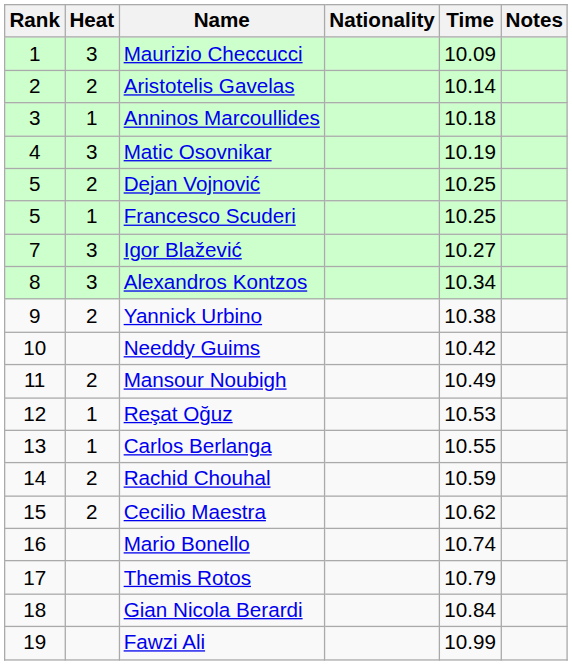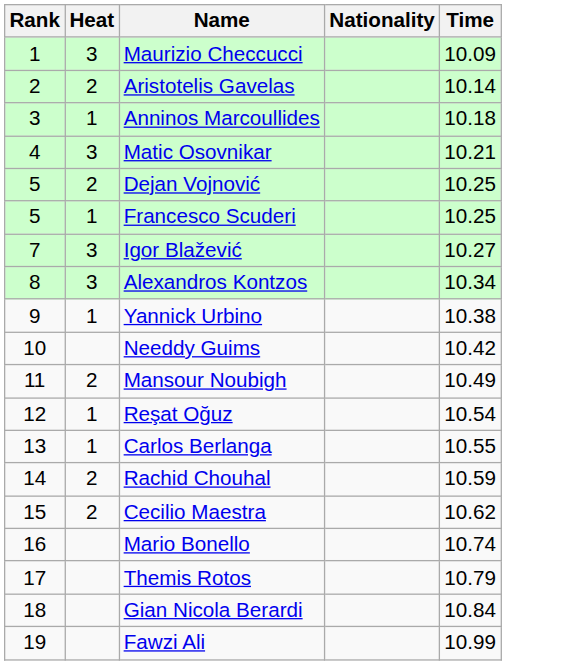- column: (534, 20)
(470, 151) 10.19 -> (470, 151) 10.21
(92, 315) 2 -> (92, 315) 1
(470, 413) 10.53 -> (470, 413) 10.54
